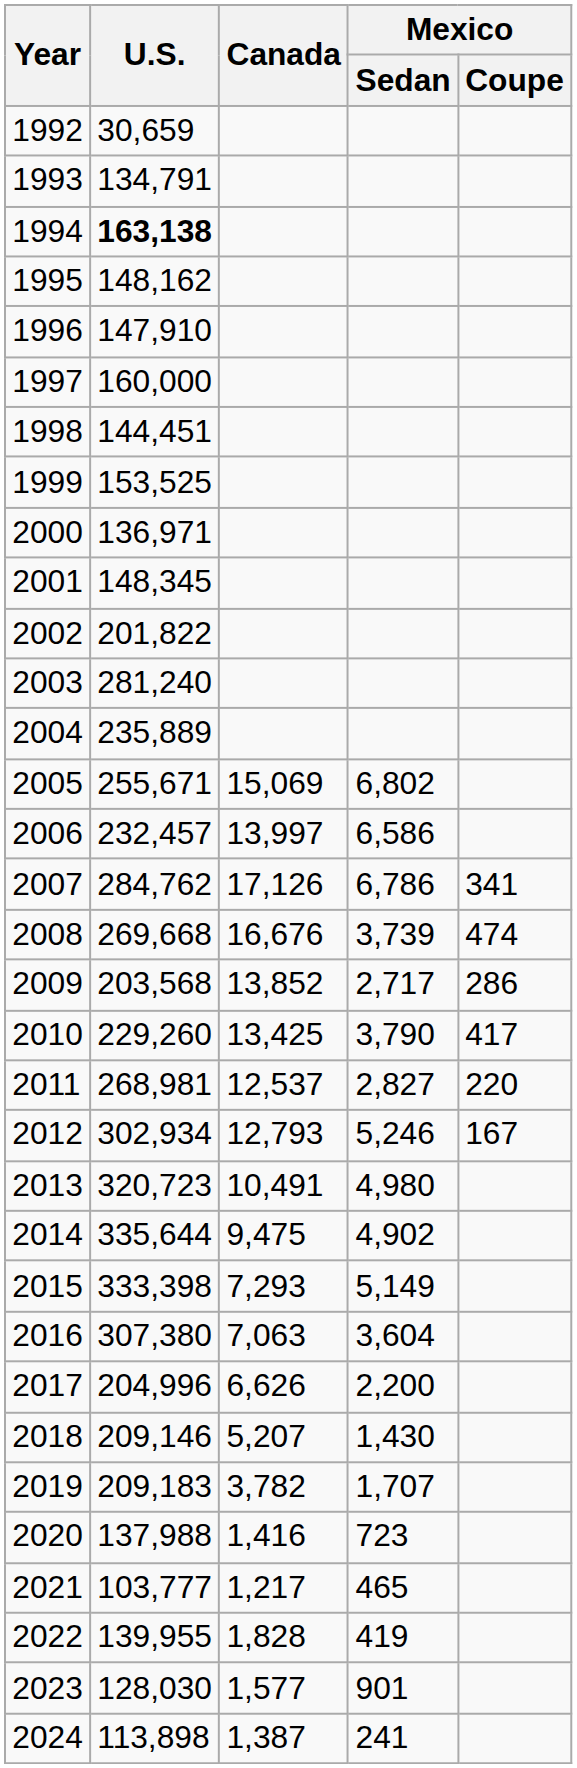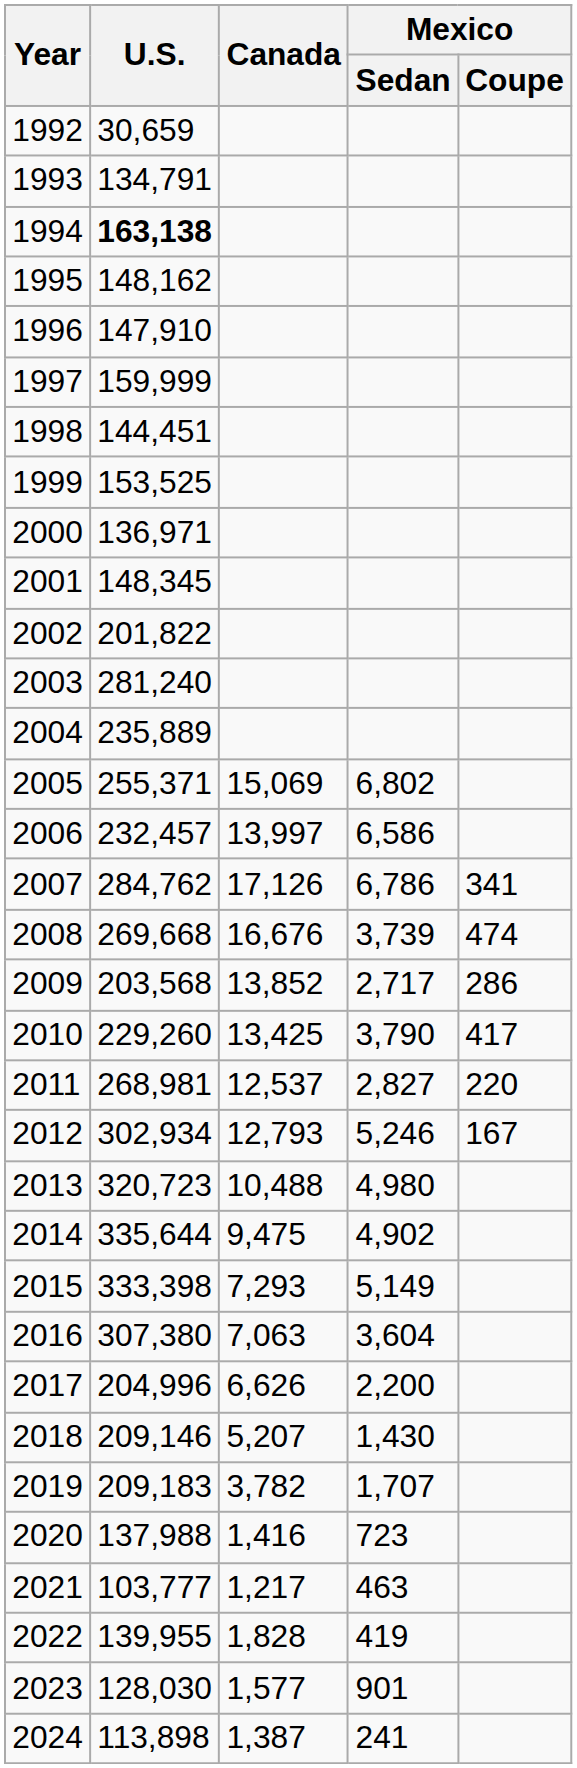(155, 381) 160,000 -> (155, 381) 159,999
(155, 783) 255,671 -> (155, 783) 255,371
(275, 1185) 10,491 -> (275, 1185) 10,488
(382, 1587) 465 -> (382, 1587) 463
